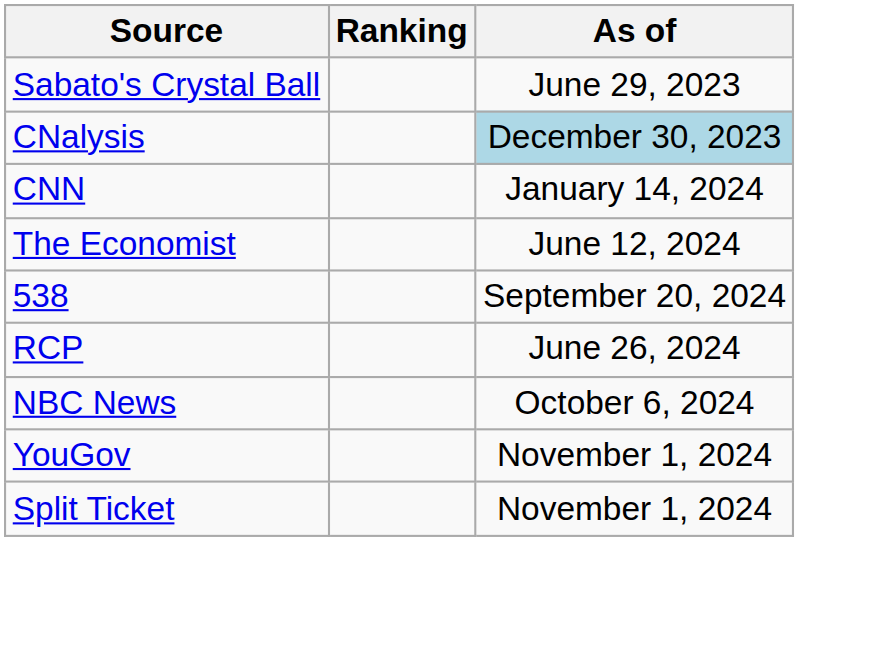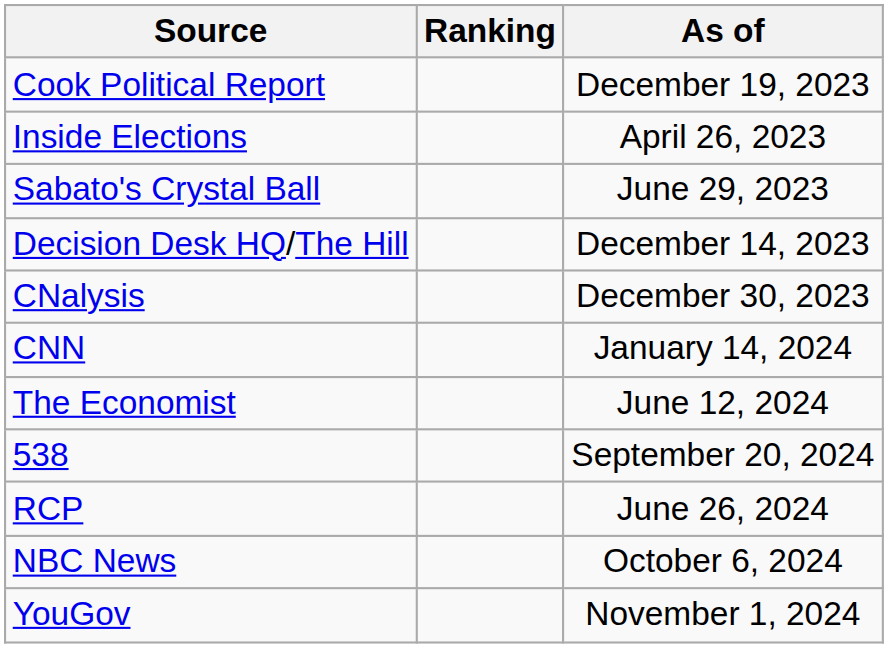+ row: (169, 84)
+ row: (130, 137)
+ row: (211, 243)
(635, 137) lightblue background -> (723, 296) no background
- row: (94, 508)
